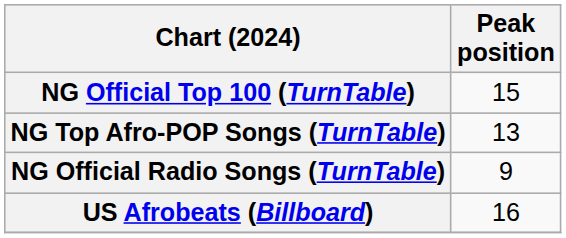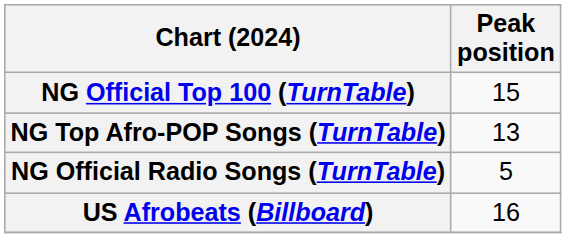(506, 172) 9 -> (506, 172) 5
